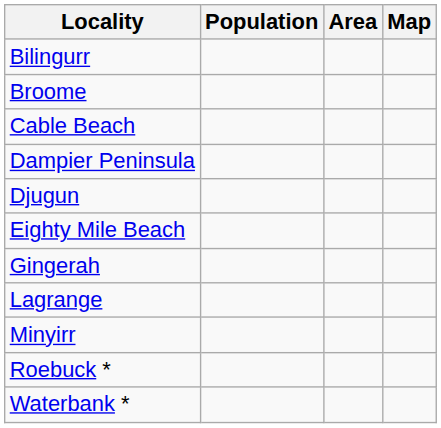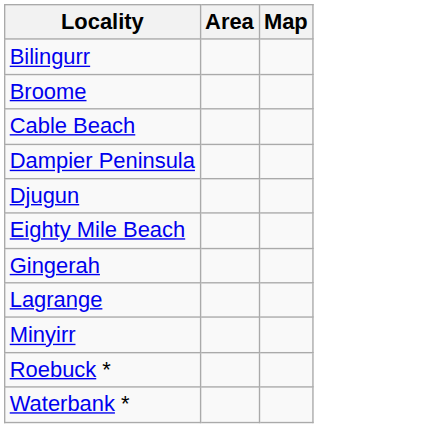- column: (262, 21)
